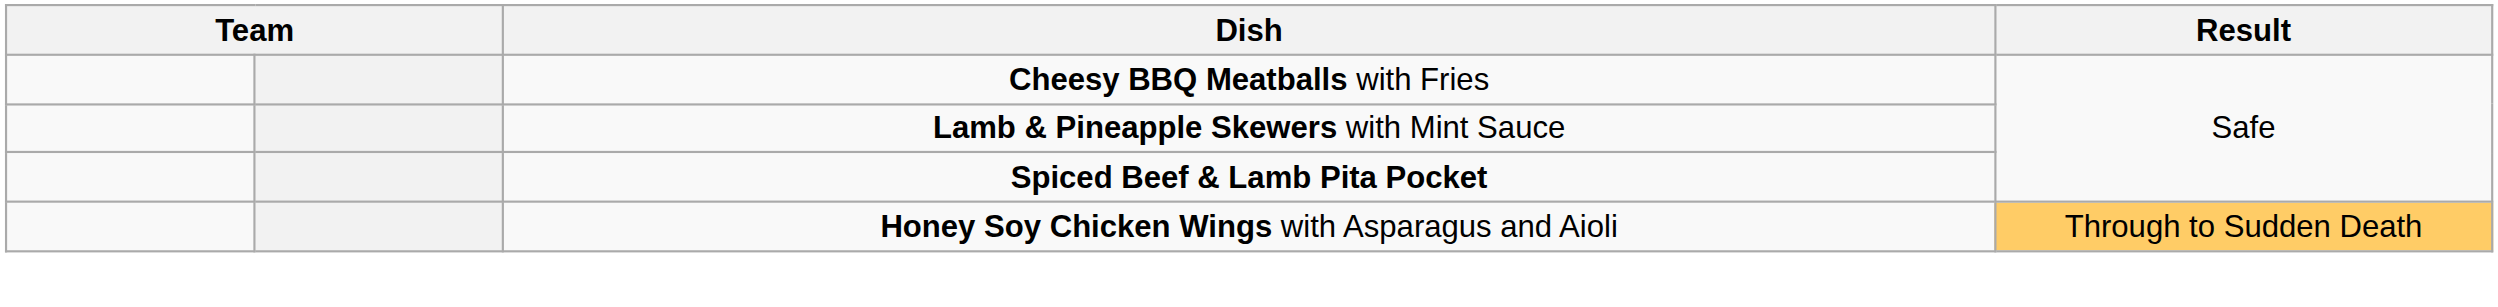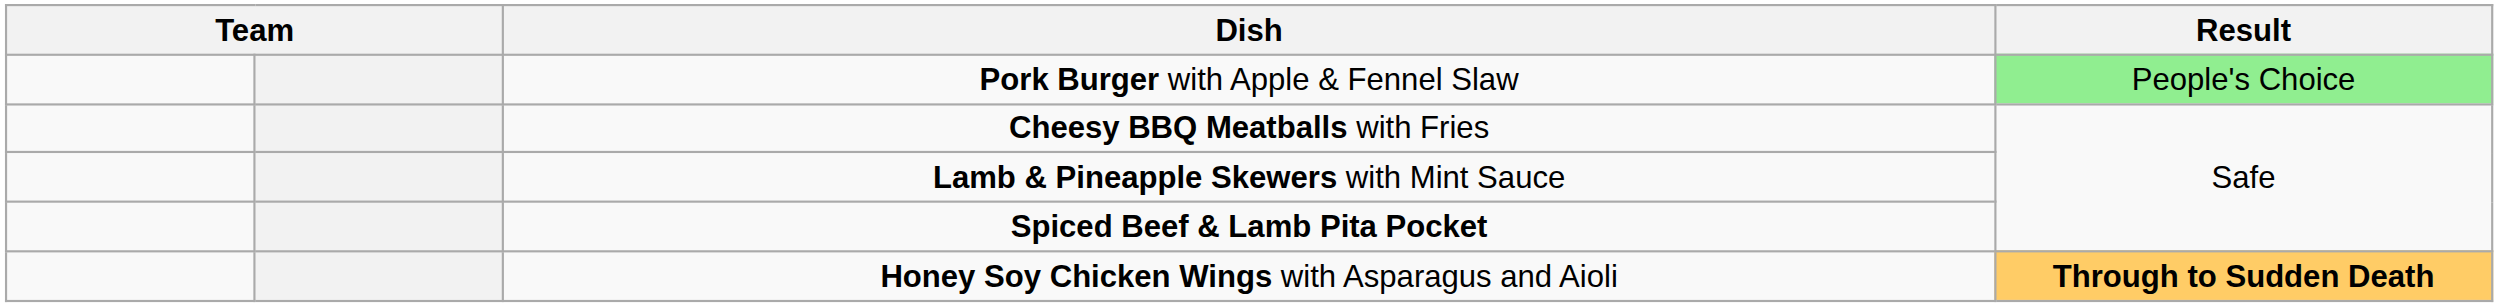+ row: (1249, 79)
(2244, 227) normal -> (2244, 276) bold
